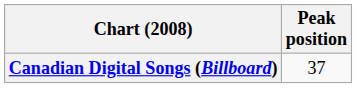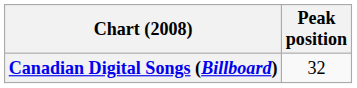(316, 67) 37 -> (316, 67) 32
